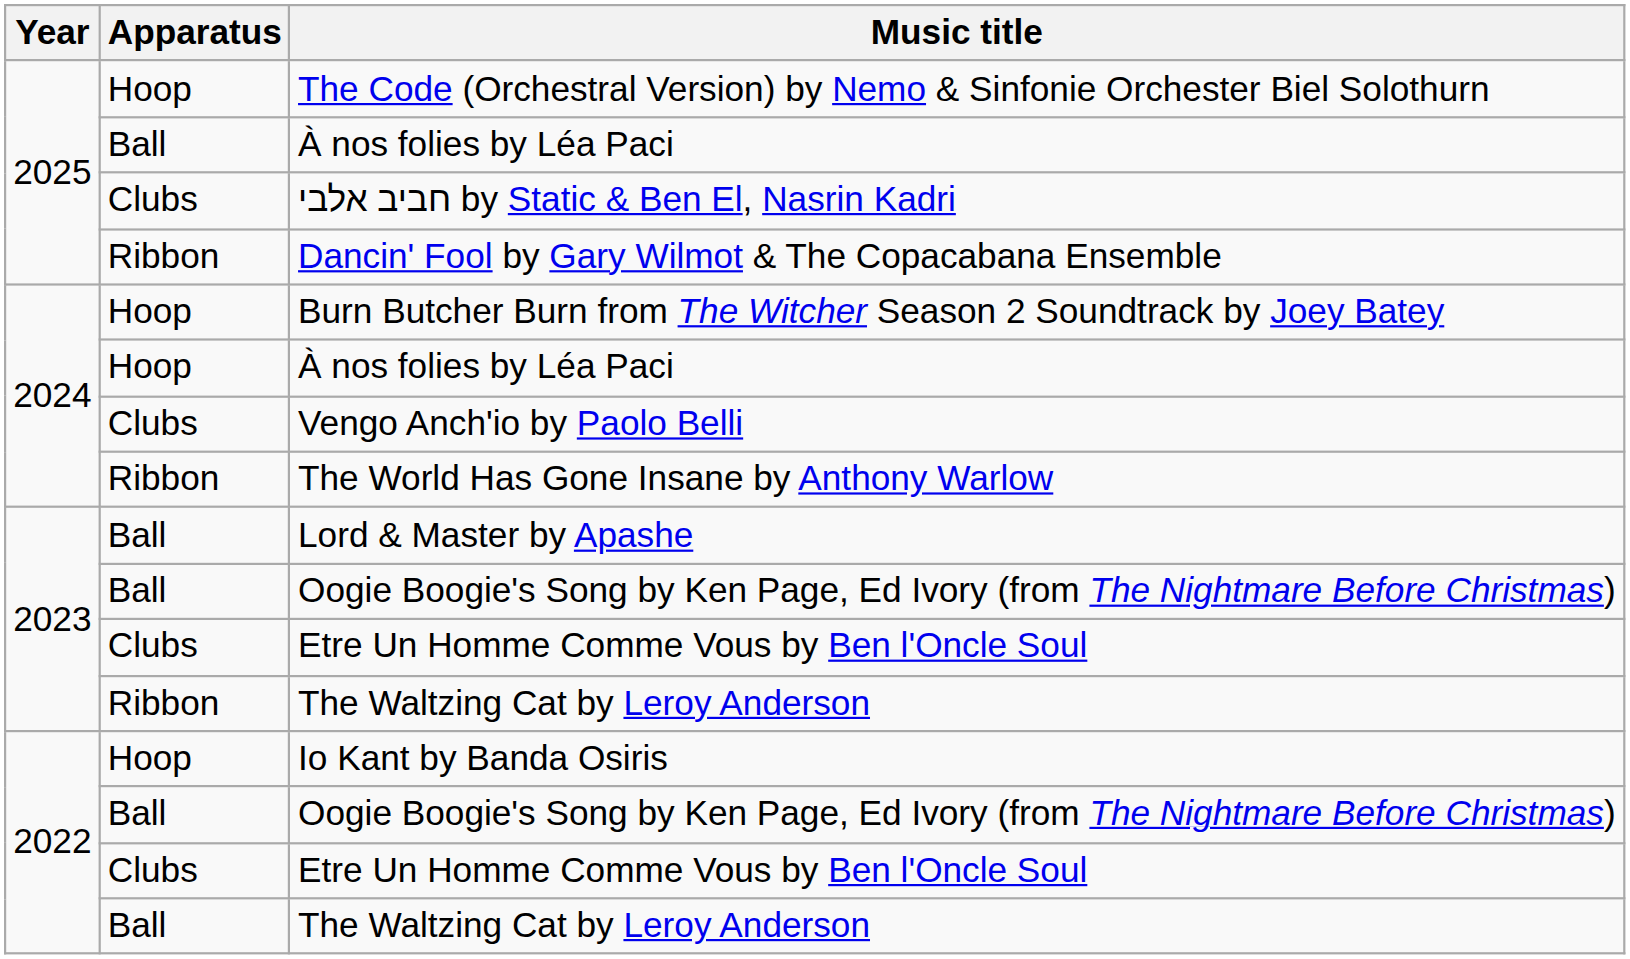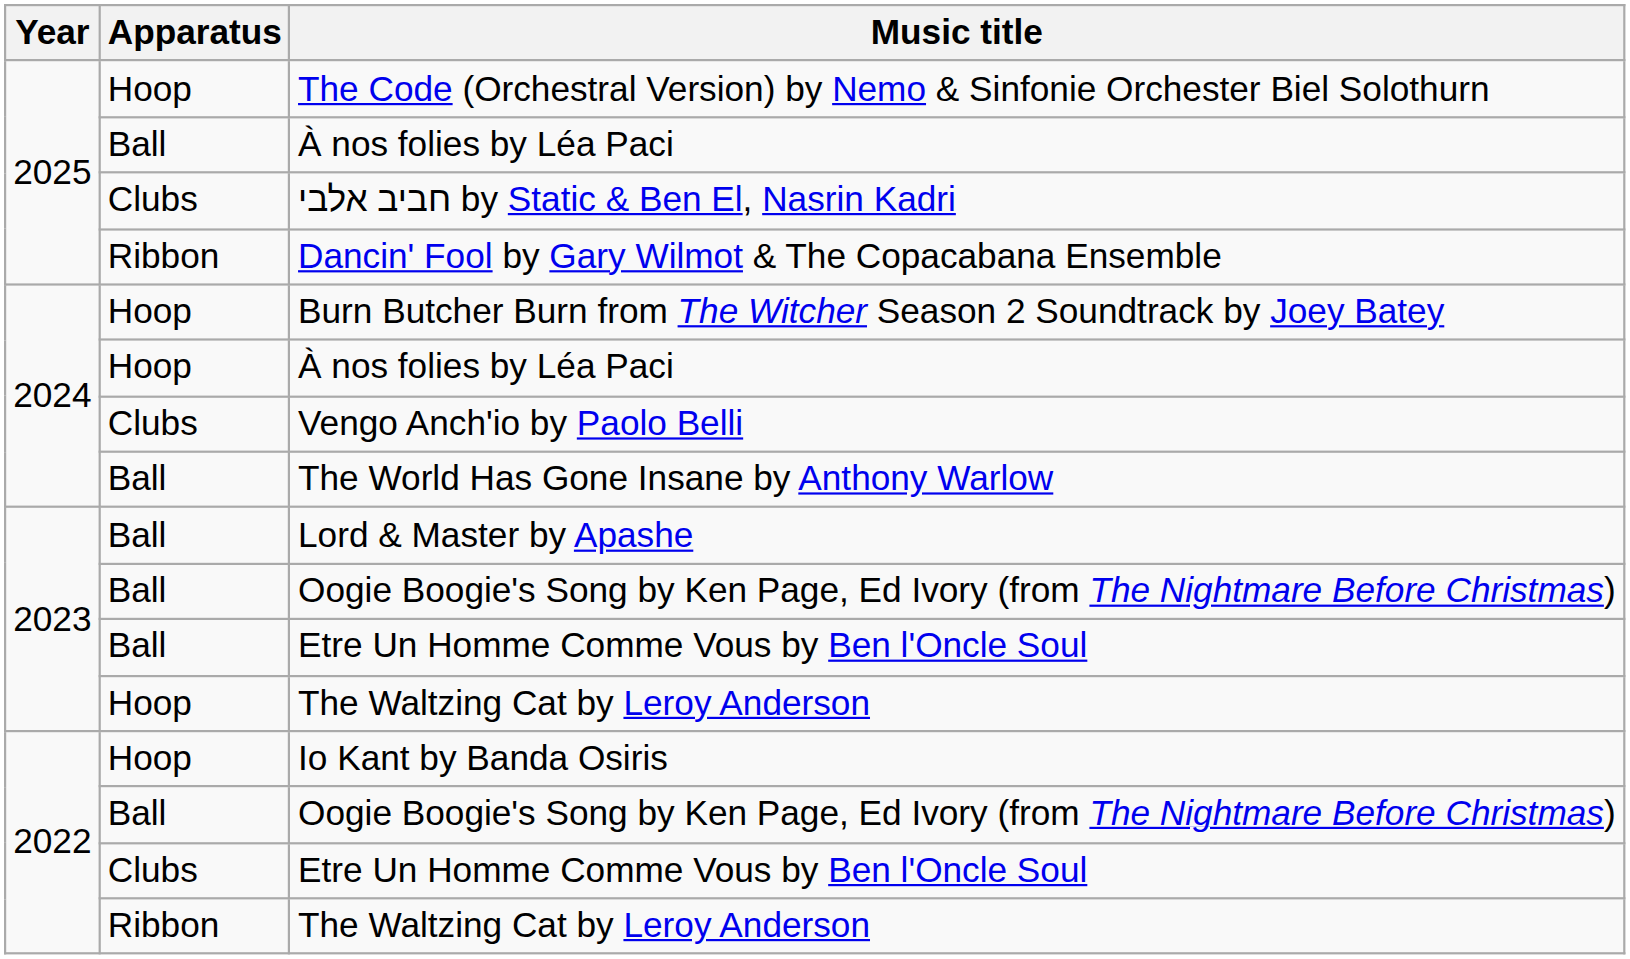(164, 479) Ribbon -> (137, 479) Ball
(153, 646) Clubs -> (137, 646) Ball
(164, 702) Ribbon -> (150, 702) Hoop
(137, 925) Ball -> (164, 925) Ribbon
